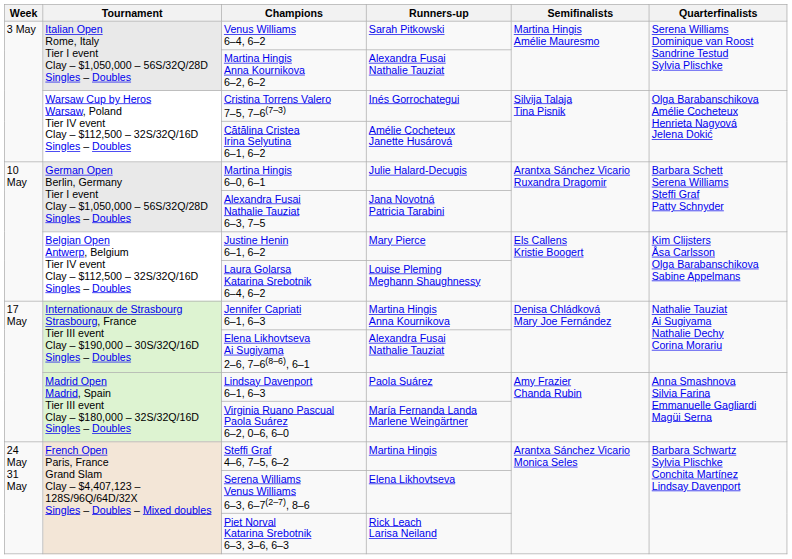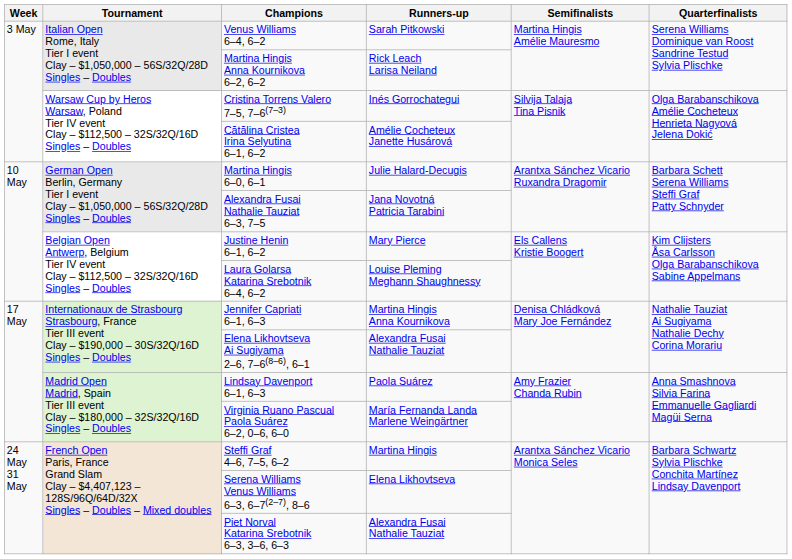(407, 64) Alexandra Fusai Nathalie Tauziat -> (403, 64) Rick Leach Larisa Neiland
(403, 528) Rick Leach Larisa Neiland -> (407, 528) Alexandra Fusai Nathalie Tauziat
